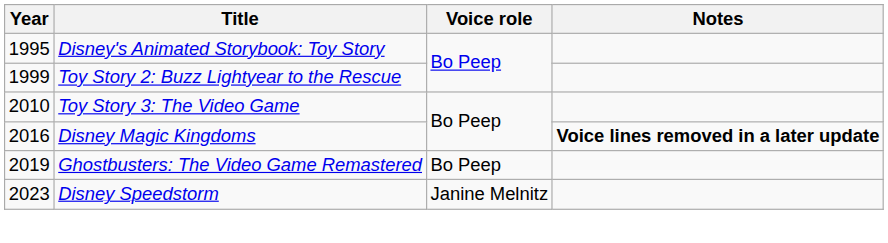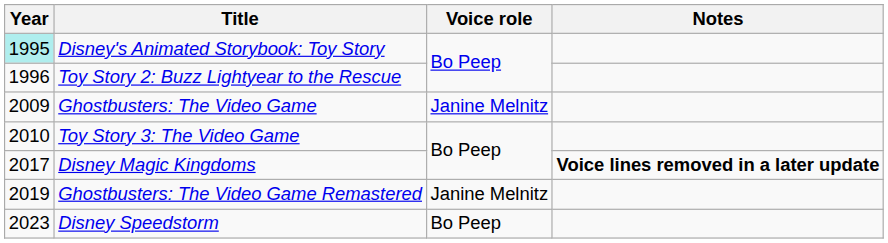(29, 48) no background -> (29, 48) paleturquoise background
(29, 77) 1999 -> (29, 77) 1996
+ row: (187, 106)
(29, 135) 2016 -> (29, 164) 2017
(466, 164) Bo Peep -> (489, 194) Janine Melnitz
(489, 194) Janine Melnitz -> (466, 223) Bo Peep
